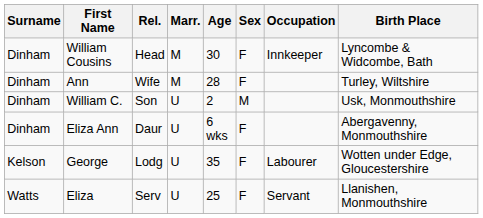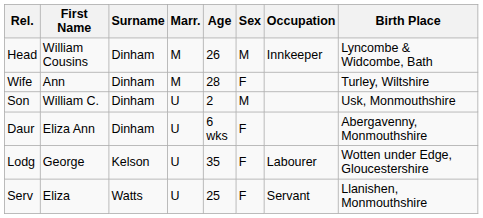columns swapped: (34, 21) <-> (150, 21)
(213, 55) 30 -> (213, 55) 26
(243, 55) F -> (244, 55) M
